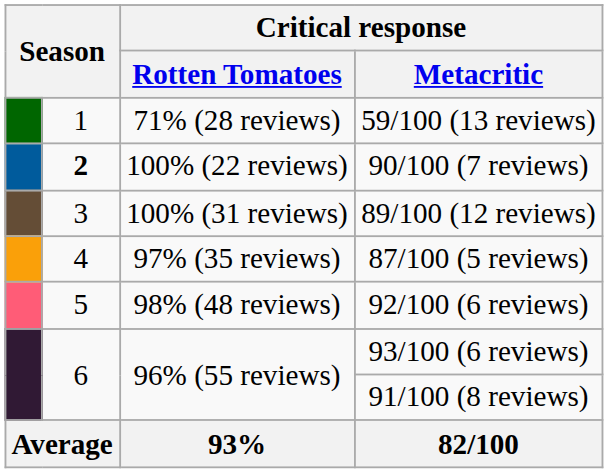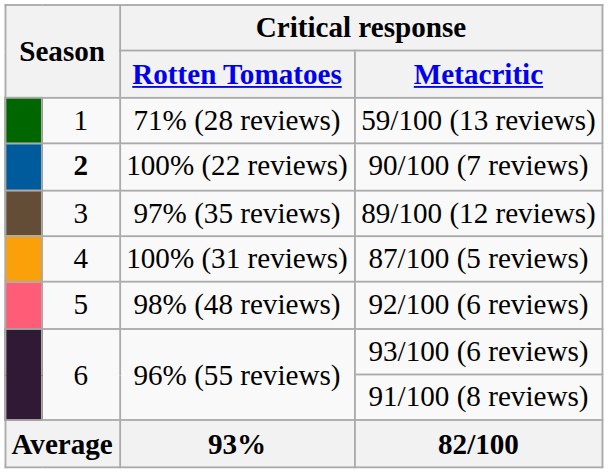(237, 212) 100% (31 reviews) -> (237, 212) 97% (35 reviews)
(237, 258) 97% (35 reviews) -> (237, 258) 100% (31 reviews)
